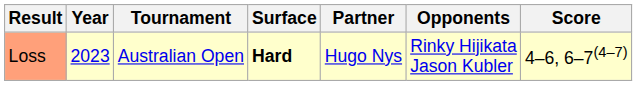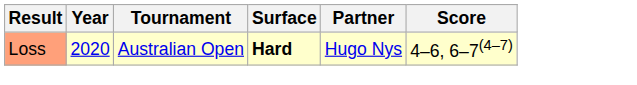- column: (463, 18)
(90, 56) 2023 -> (90, 48) 2020
